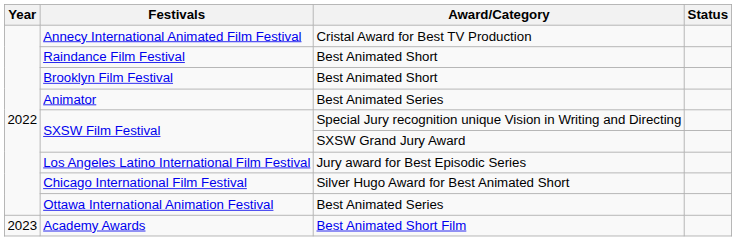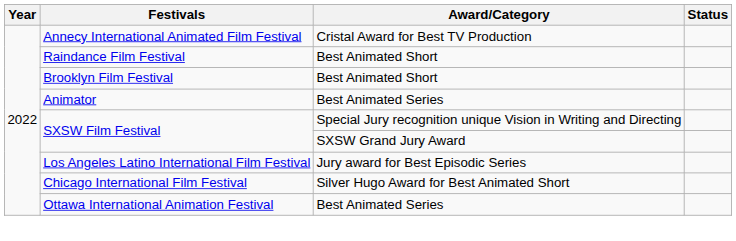- row: (94, 225)
